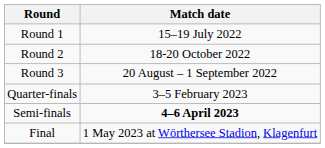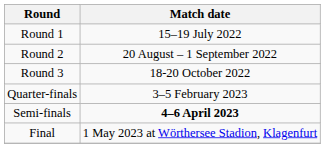(200, 53) 18-20 October 2022 -> (200, 53) 20 August – 1 September 2022
(200, 73) 20 August – 1 September 2022 -> (200, 73) 18-20 October 2022
